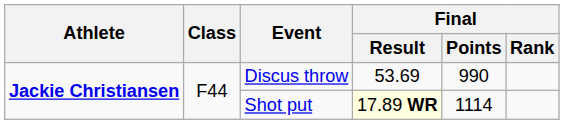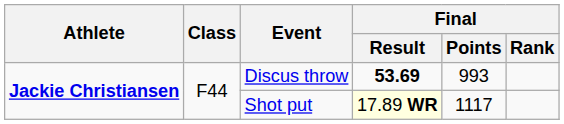(397, 77) normal -> (397, 77) bold
(474, 77) 990 -> (474, 77) 993
(474, 105) 1114 -> (474, 105) 1117
